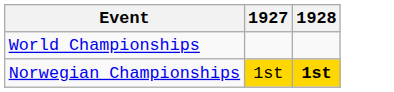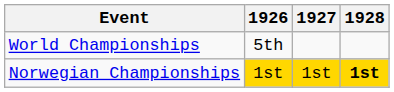+ column: (268, 18)
